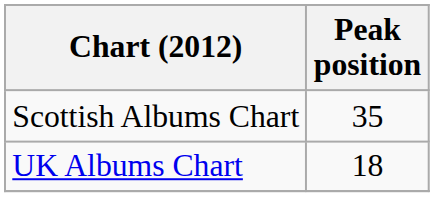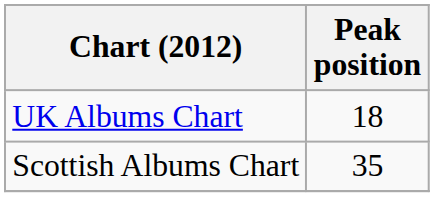rows swapped: (156, 115) <-> (128, 165)
